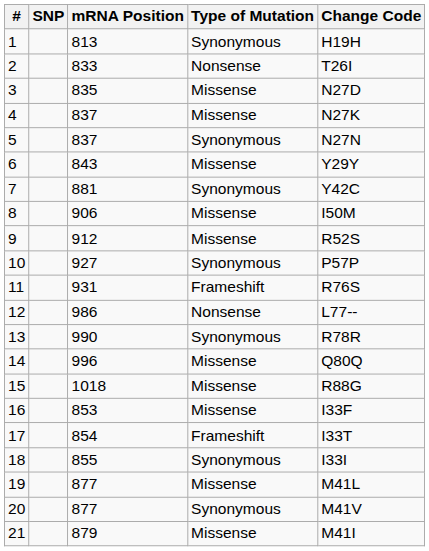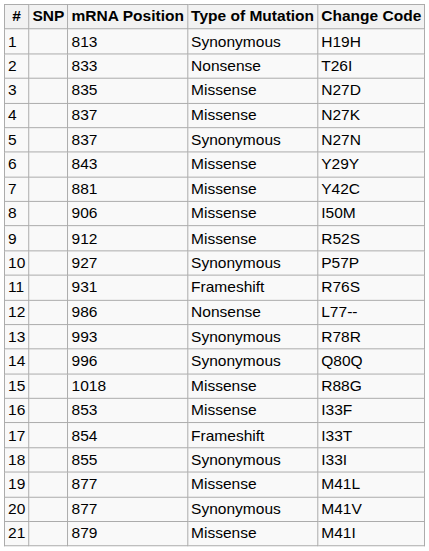(236, 189) Synonymous -> (224, 189) Missense
(85, 336) 990 -> (85, 336) 993
(224, 361) Missense -> (236, 361) Synonymous
